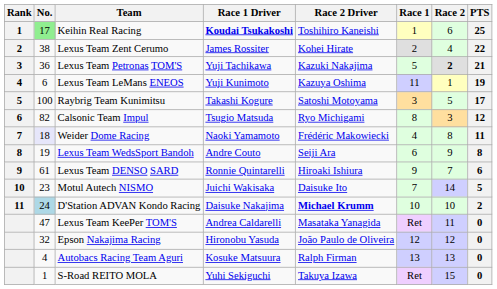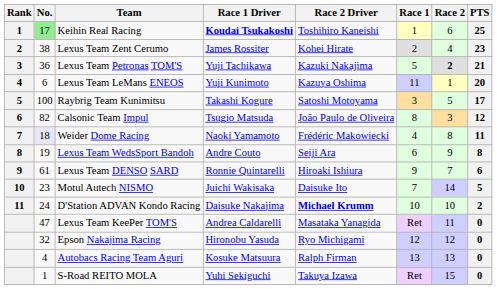(480, 47) 22 -> (480, 47) 23
(480, 82) 19 -> (480, 82) 20
(331, 117) Ryo Michigami -> (346, 117) João Paulo de Oliveira
(45, 205) lightblue background -> (45, 205) no background
(346, 240) João Paulo de Oliveira -> (331, 240) Ryo Michigami
